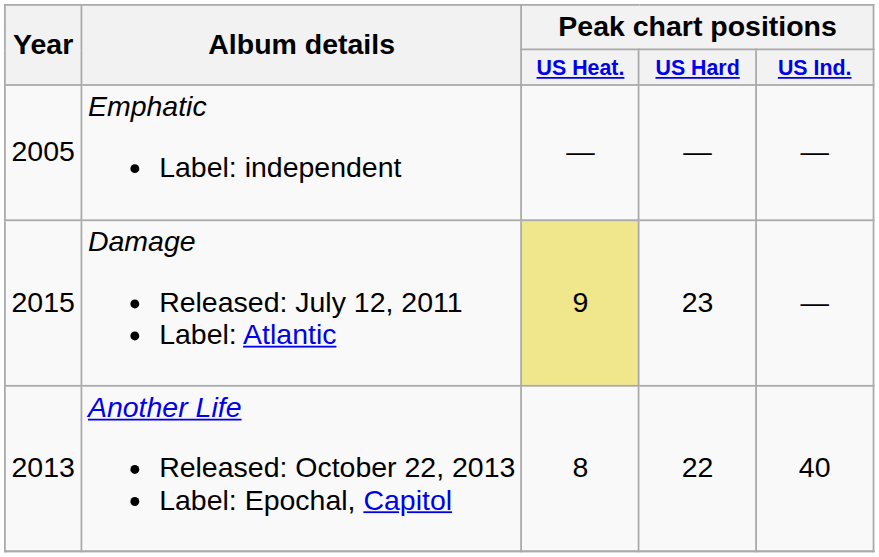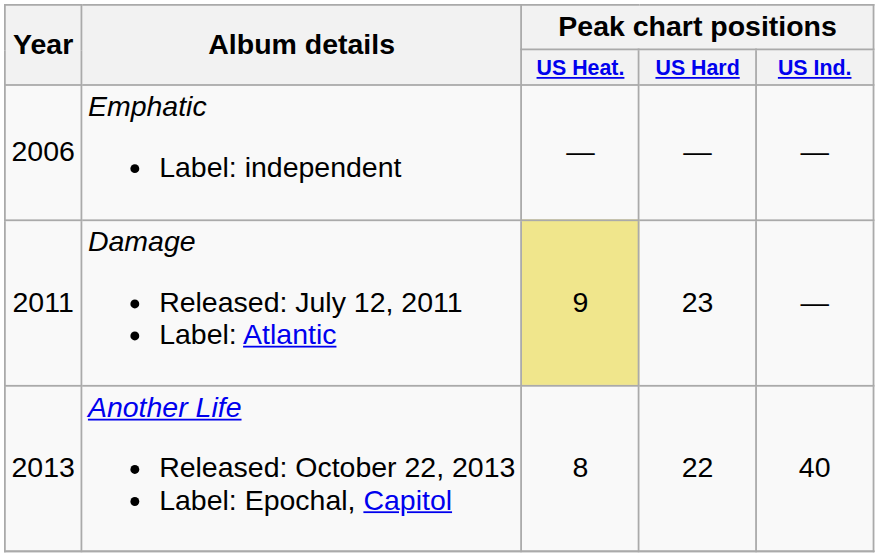(43, 151) 2005 -> (43, 151) 2006
(43, 302) 2015 -> (43, 302) 2011
